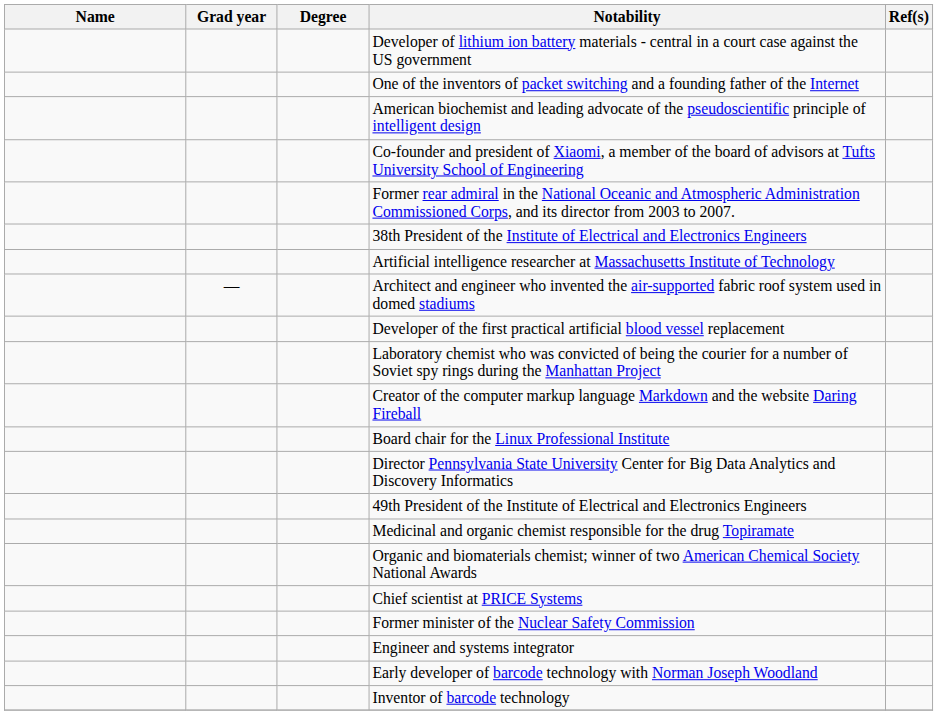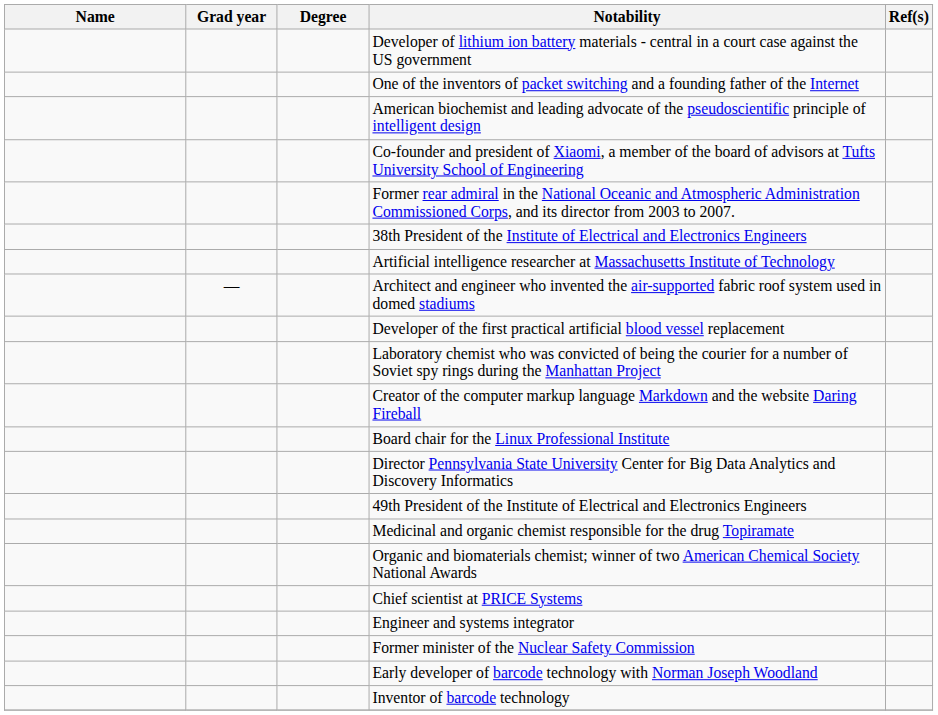rows swapped: (473, 648) <-> (534, 623)
